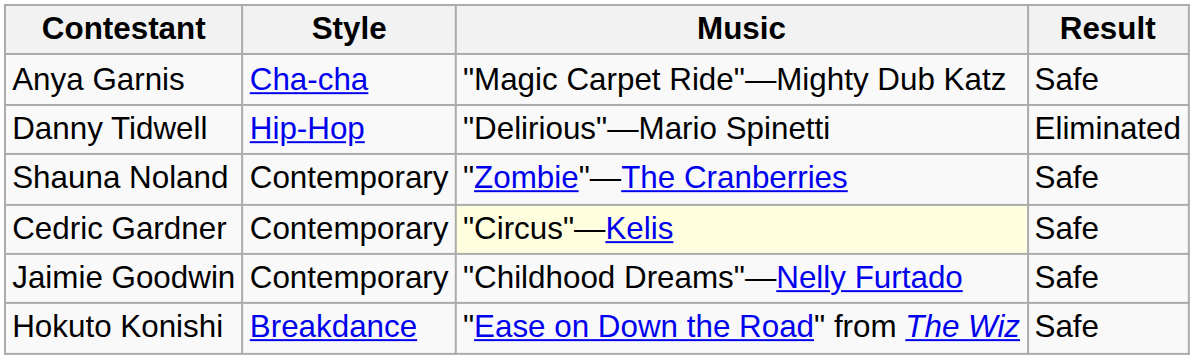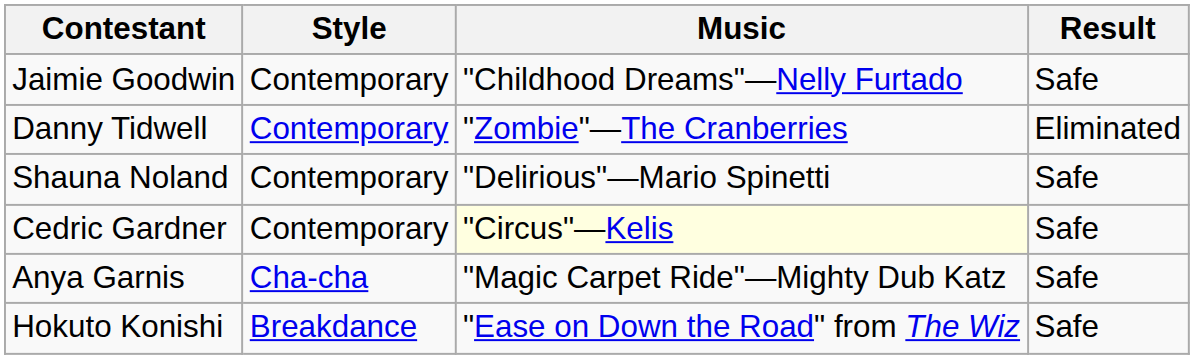rows swapped: (98, 79) <-> (124, 278)
(307, 128) Hip-Hop -> (349, 128) Contemporary
(647, 128) "Delirious"—Mario Spinetti -> (655, 128) "Zombie"—The Cranberries
(655, 178) "Zombie"—The Cranberries -> (647, 178) "Delirious"—Mario Spinetti
